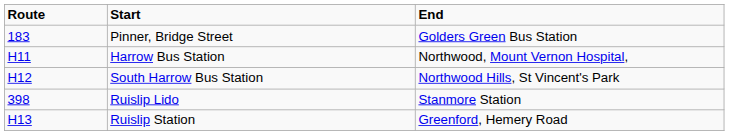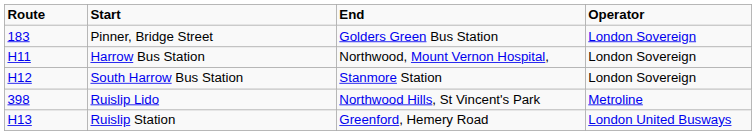+ column: (616, 15)
(519, 78) Northwood Hills, St Vincent's Park -> (391, 78) Stanmore Station
(470, 99) Stanmore Station -> (440, 99) Northwood Hills, St Vincent's Park
